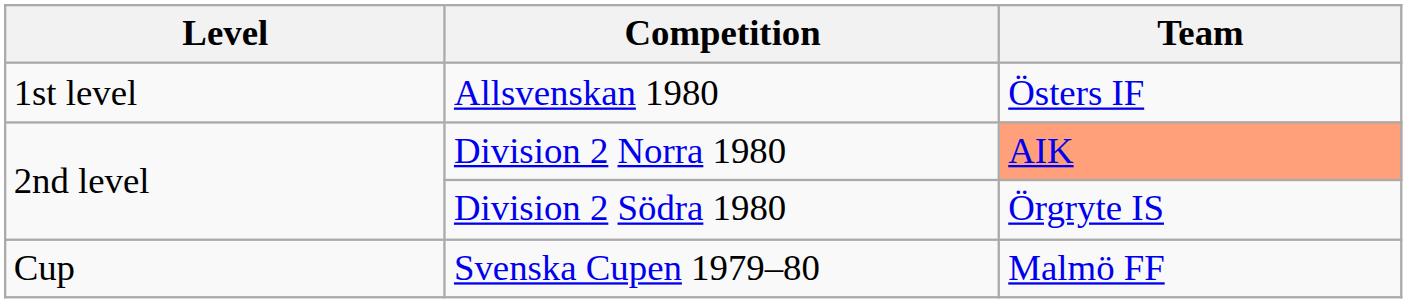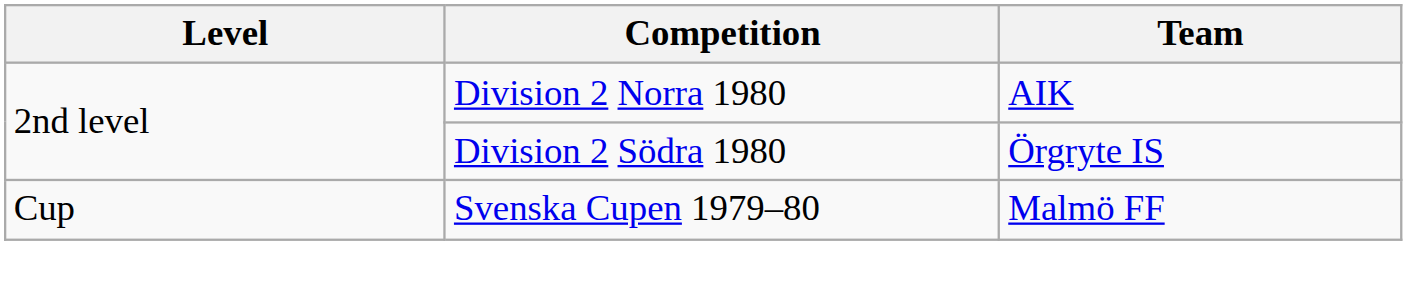- row: (586, 92)
(1041, 150) lightsalmon background -> (1041, 92) no background
